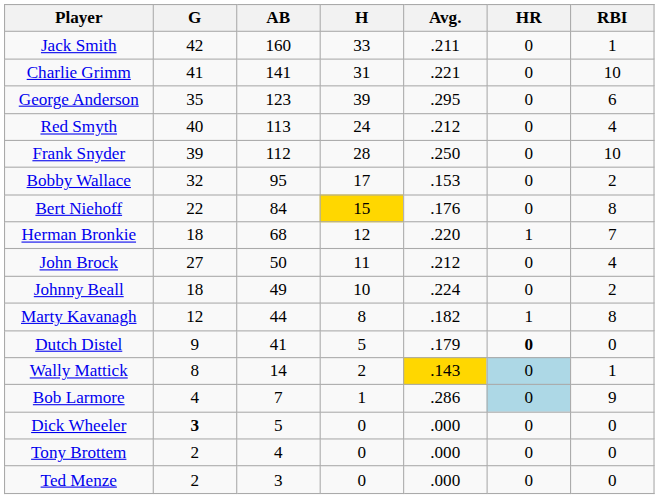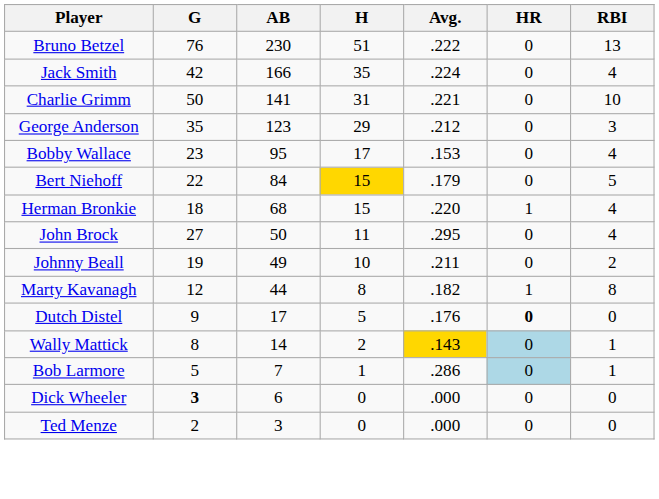+ row: (79, 45)
(278, 45) 160 -> (278, 72) 166
(362, 45) 33 -> (362, 72) 35
(445, 45) .211 -> (445, 72) .224
(612, 45) 1 -> (612, 72) 4
(195, 72) 41 -> (195, 99) 50
(362, 99) 39 -> (362, 126) 29
(445, 99) .295 -> (445, 126) .212
(612, 99) 6 -> (612, 126) 3
- row: (79, 126)
- row: (79, 153)
(195, 180) 32 -> (195, 153) 23
(612, 180) 2 -> (612, 153) 4
(445, 208) .176 -> (445, 180) .179
(612, 208) 8 -> (612, 180) 5
(362, 235) 12 -> (362, 208) 15
(612, 235) 7 -> (612, 208) 4
(445, 262) .212 -> (445, 235) .295
(195, 289) 18 -> (195, 262) 19
(445, 289) .224 -> (445, 262) .211
(278, 343) 41 -> (278, 316) 17
(445, 343) .179 -> (445, 316) .176
(195, 398) 4 -> (195, 371) 5
(612, 398) 9 -> (612, 371) 1
(278, 425) 5 -> (278, 398) 6
- row: (79, 452)
